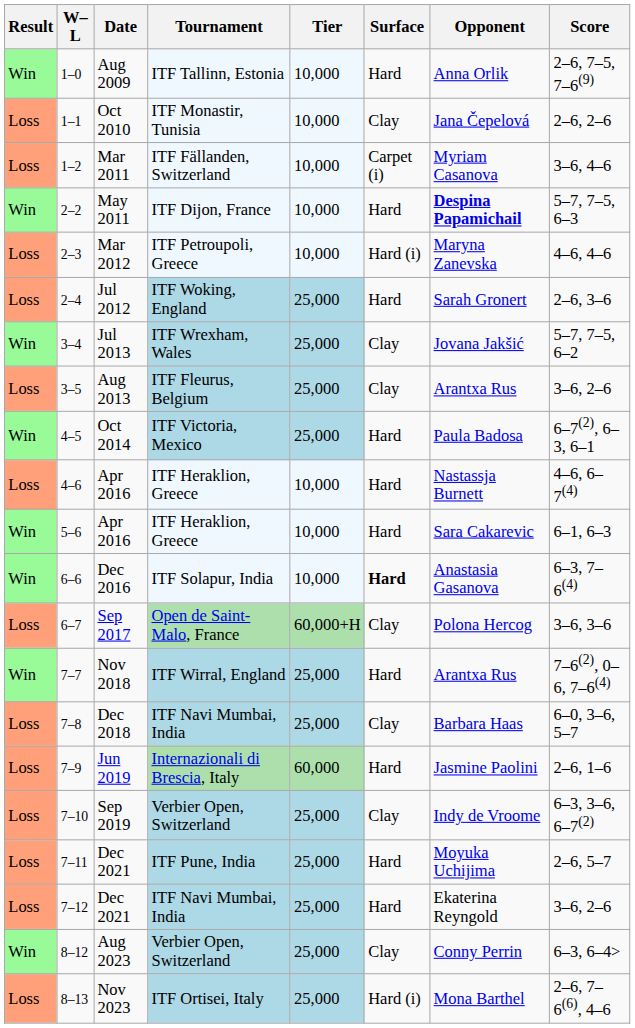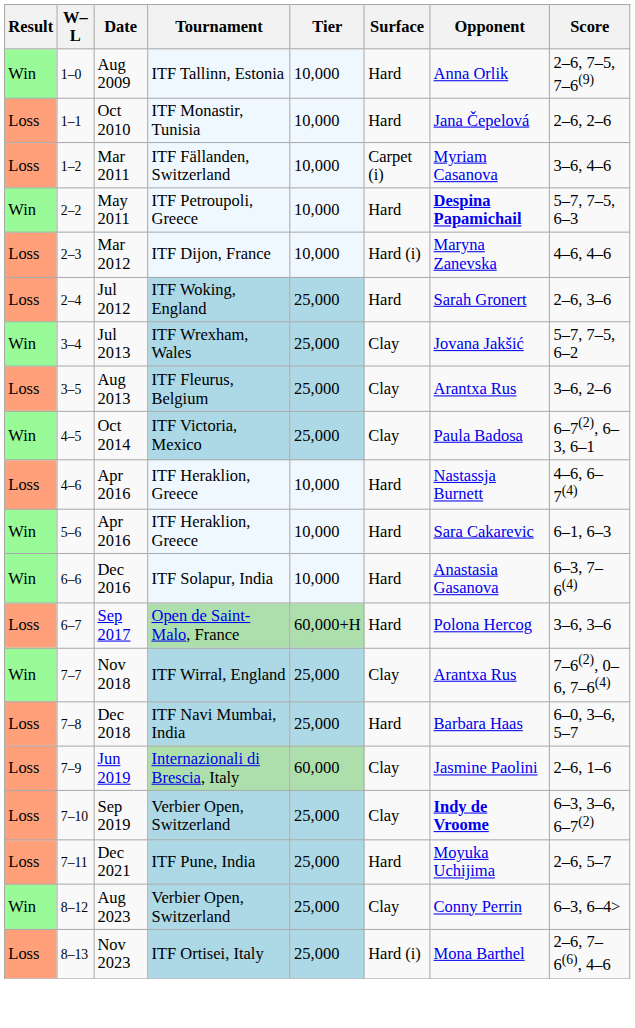(384, 120) Clay -> (385, 120) Hard
(211, 210) ITF Dijon, France -> (202, 210) ITF Petroupoli, Greece
(202, 254) ITF Petroupoli, Greece -> (211, 254) ITF Dijon, France
(385, 435) Hard -> (384, 435) Clay
(387, 578) bold -> (385, 578) normal
(384, 625) Clay -> (385, 625) Hard
(385, 674) Hard -> (384, 674) Clay
(384, 723) Clay -> (385, 723) Hard
(385, 768) Hard -> (384, 768) Clay
(487, 815) normal -> (461, 815) bold
- row: (75, 907)
